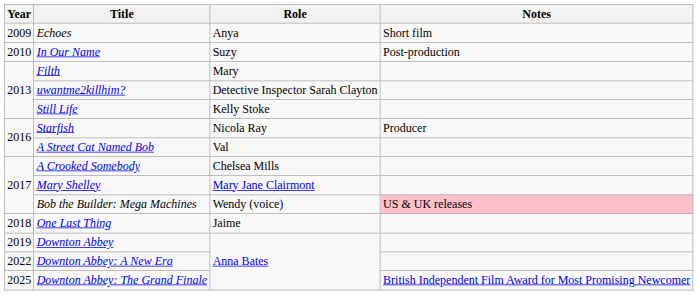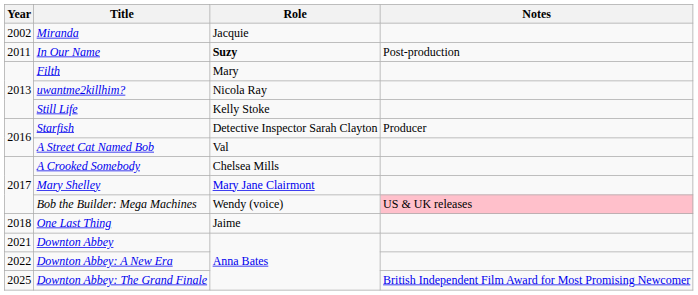+ row: (58, 33)
- row: (54, 33)
(19, 52) 2010 -> (19, 52) 2011
(225, 52) normal -> (225, 52) bold
(295, 90) Detective Inspector Sarah Clayton -> (240, 90) Nicola Ray
(240, 128) Nicola Ray -> (295, 128) Detective Inspector Sarah Clayton
(19, 242) 2019 -> (19, 242) 2021
